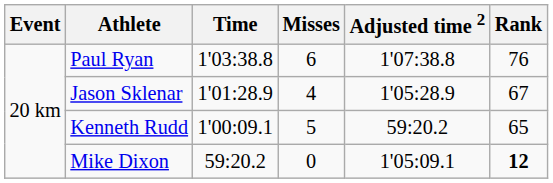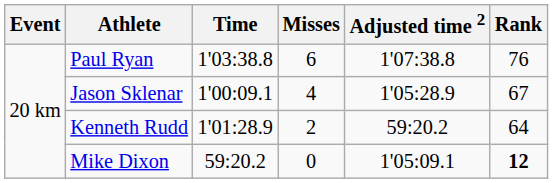(235, 93) 1'01:28.9 -> (235, 93) 1'00:09.1
(235, 127) 1'00:09.1 -> (235, 127) 1'01:28.9
(311, 127) 5 -> (311, 127) 2
(518, 127) 65 -> (518, 127) 64
